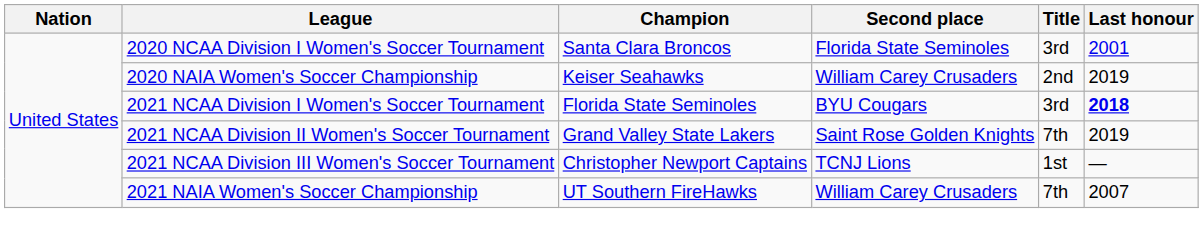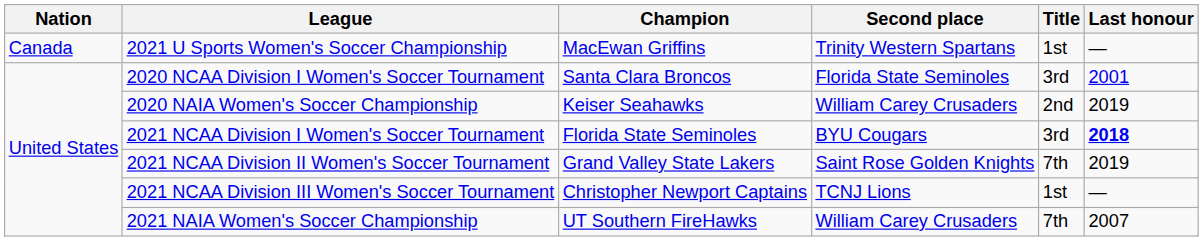+ row: (317, 47)
